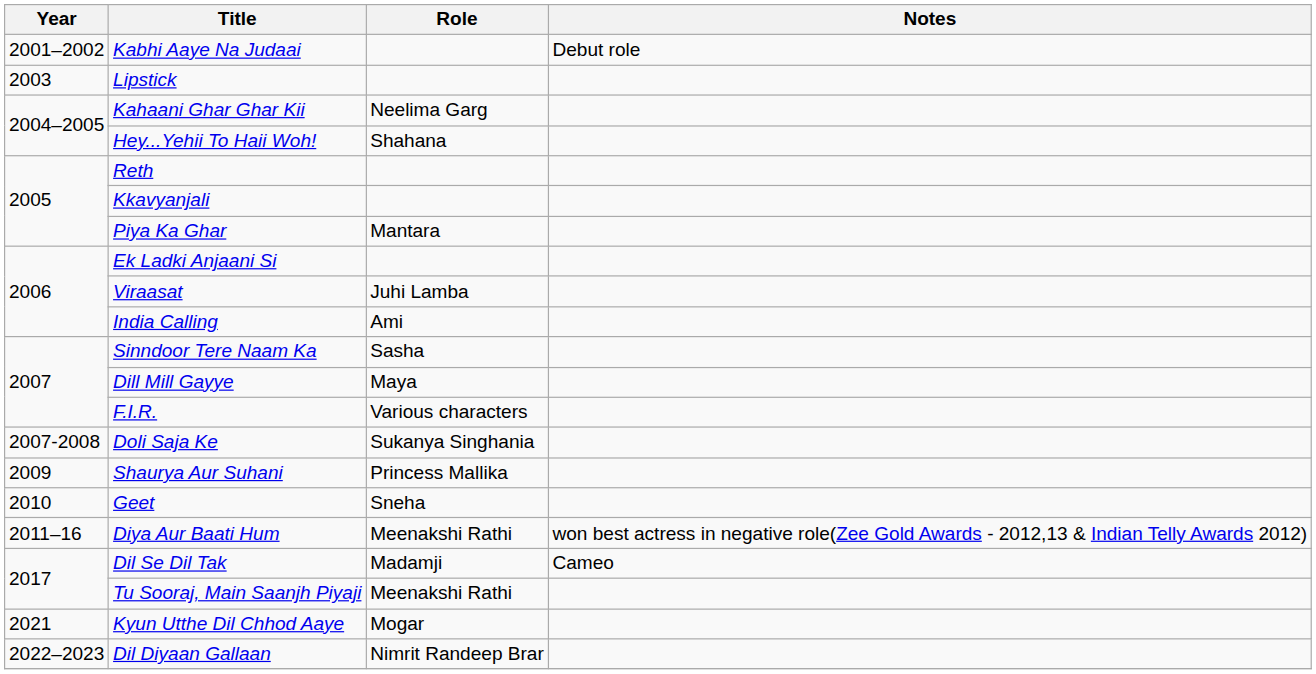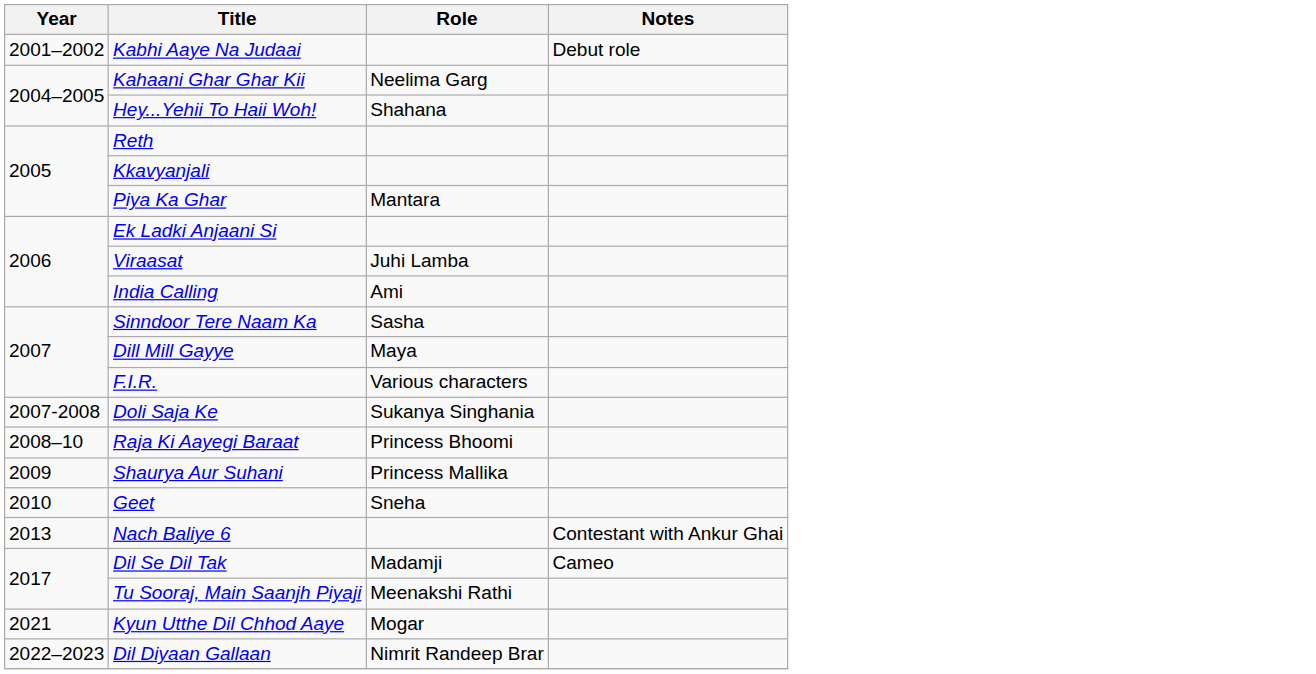- row: (145, 79)
+ row: (206, 442)
- row: (196, 532)
+ row: (172, 532)
